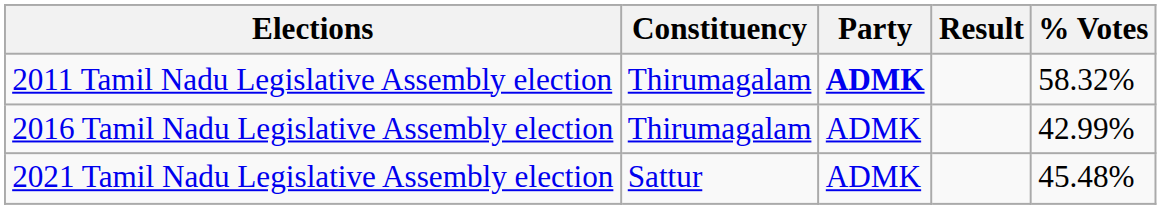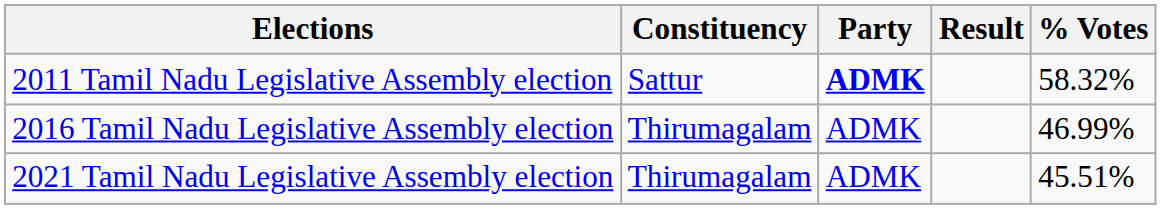(720, 78) Thirumagalam -> (665, 78) Sattur
(1086, 128) 42.99% -> (1086, 128) 46.99%
(665, 177) Sattur -> (720, 177) Thirumagalam
(1086, 177) 45.48% -> (1086, 177) 45.51%
